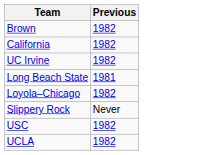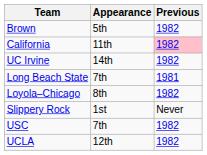+ column: (122, 12)
(104, 45) no background -> (168, 45) pink background
